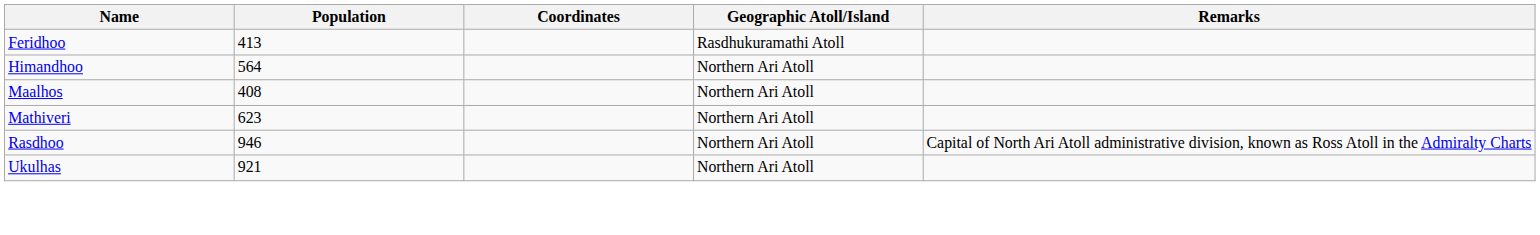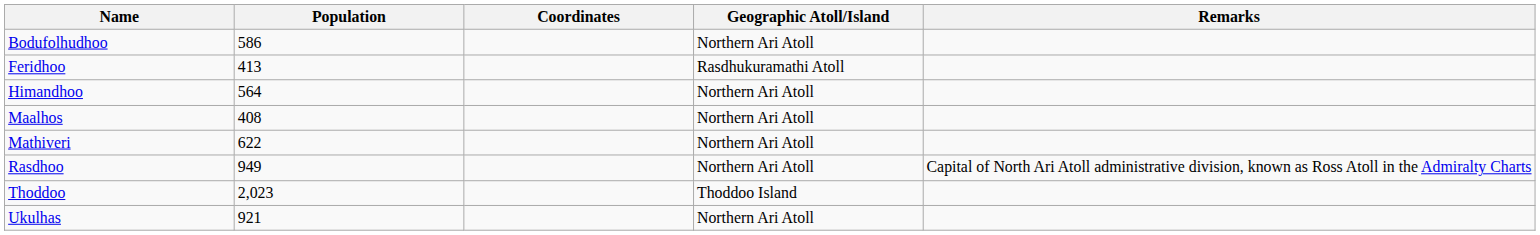+ row: (58, 42)
(250, 117) 623 -> (250, 142) 622
(250, 142) 946 -> (250, 167) 949
+ row: (37, 192)
